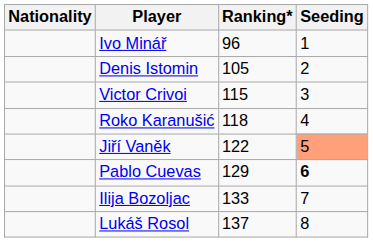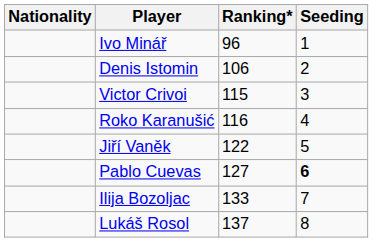(236, 69) 105 -> (236, 69) 106
(235, 120) 118 -> (235, 120) 116
(305, 146) lightsalmon background -> (305, 146) no background
(236, 172) 129 -> (236, 172) 127
